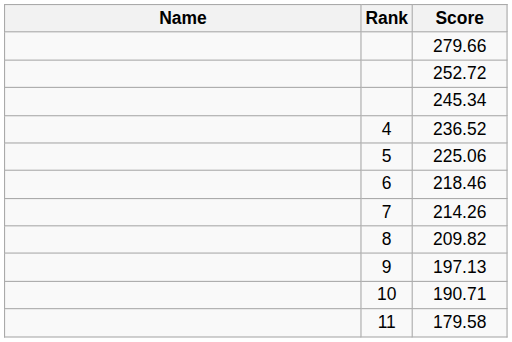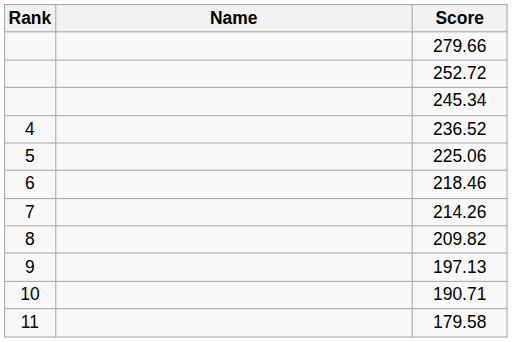columns swapped: (387, 18) <-> (183, 18)
